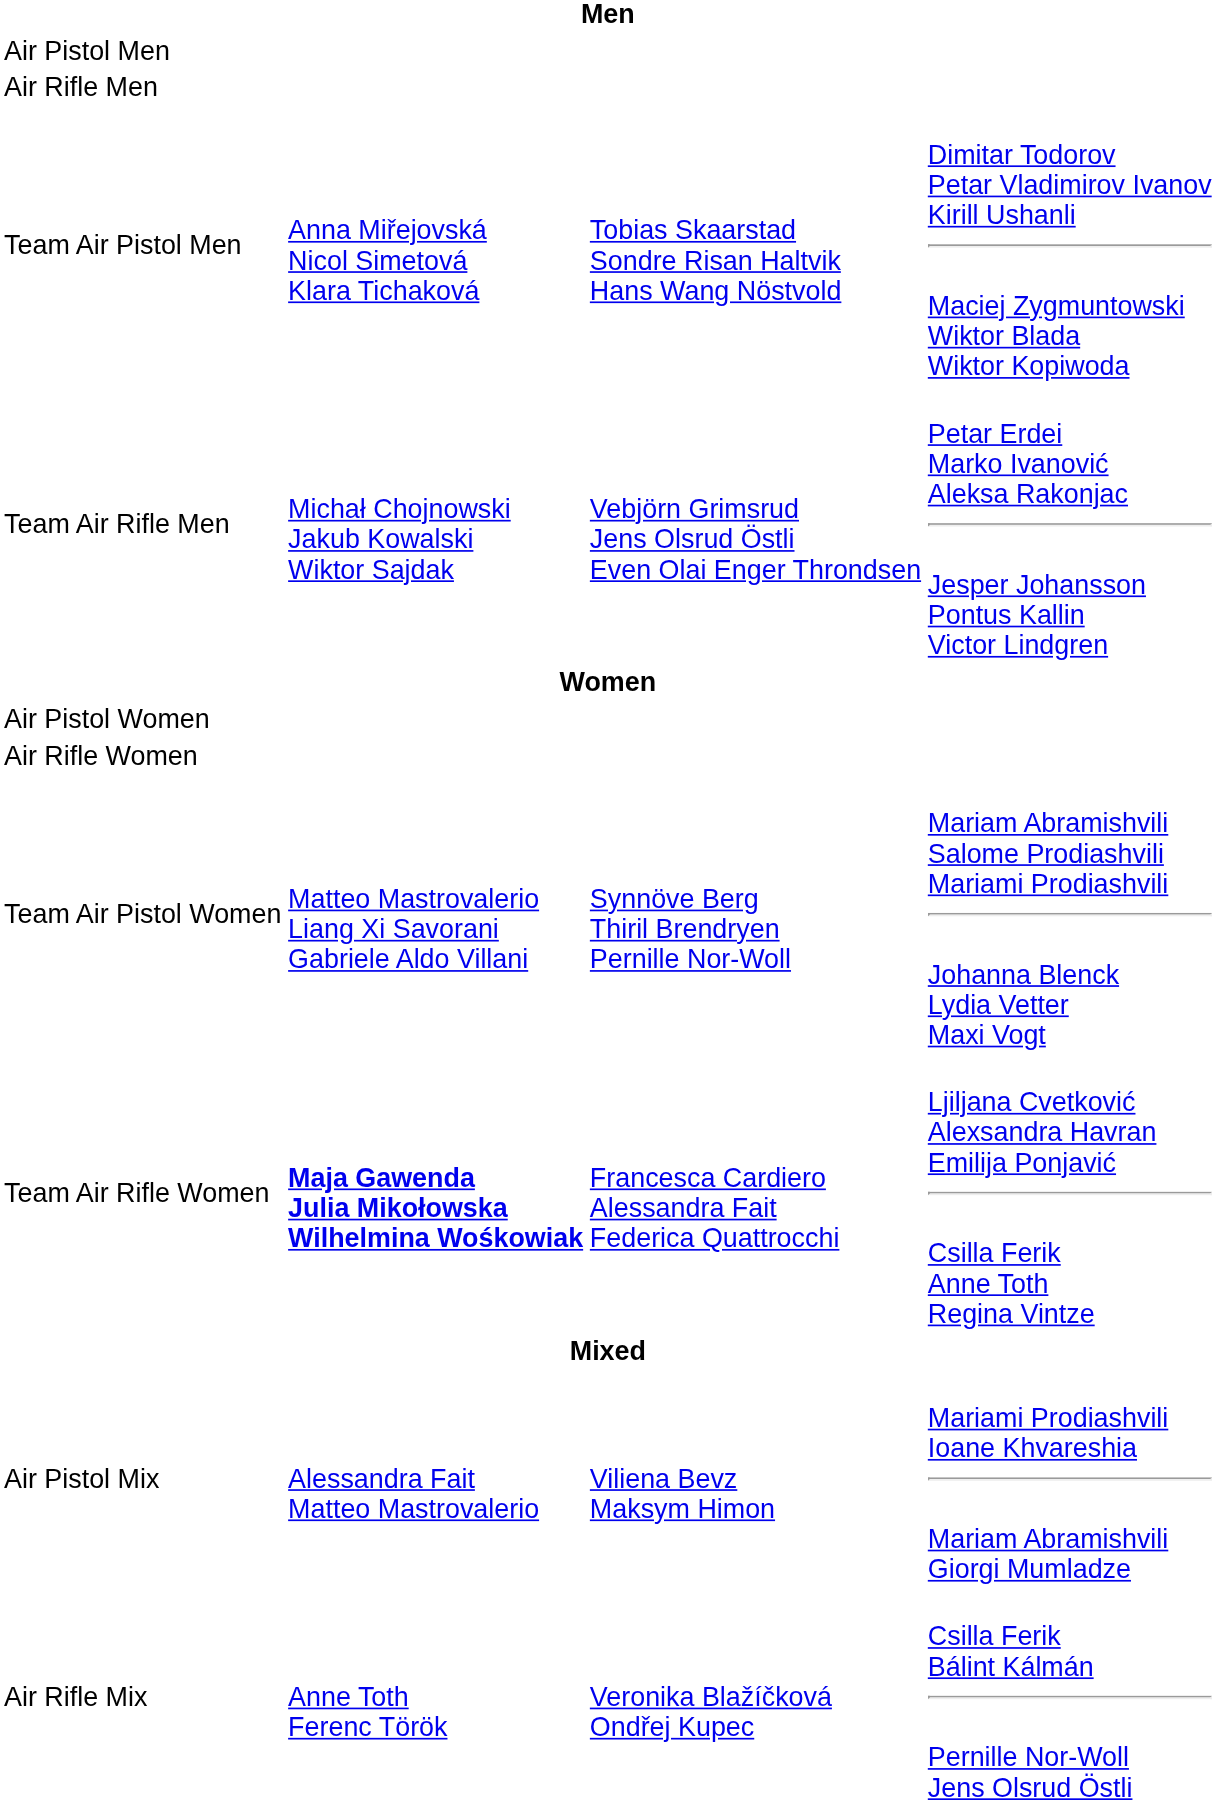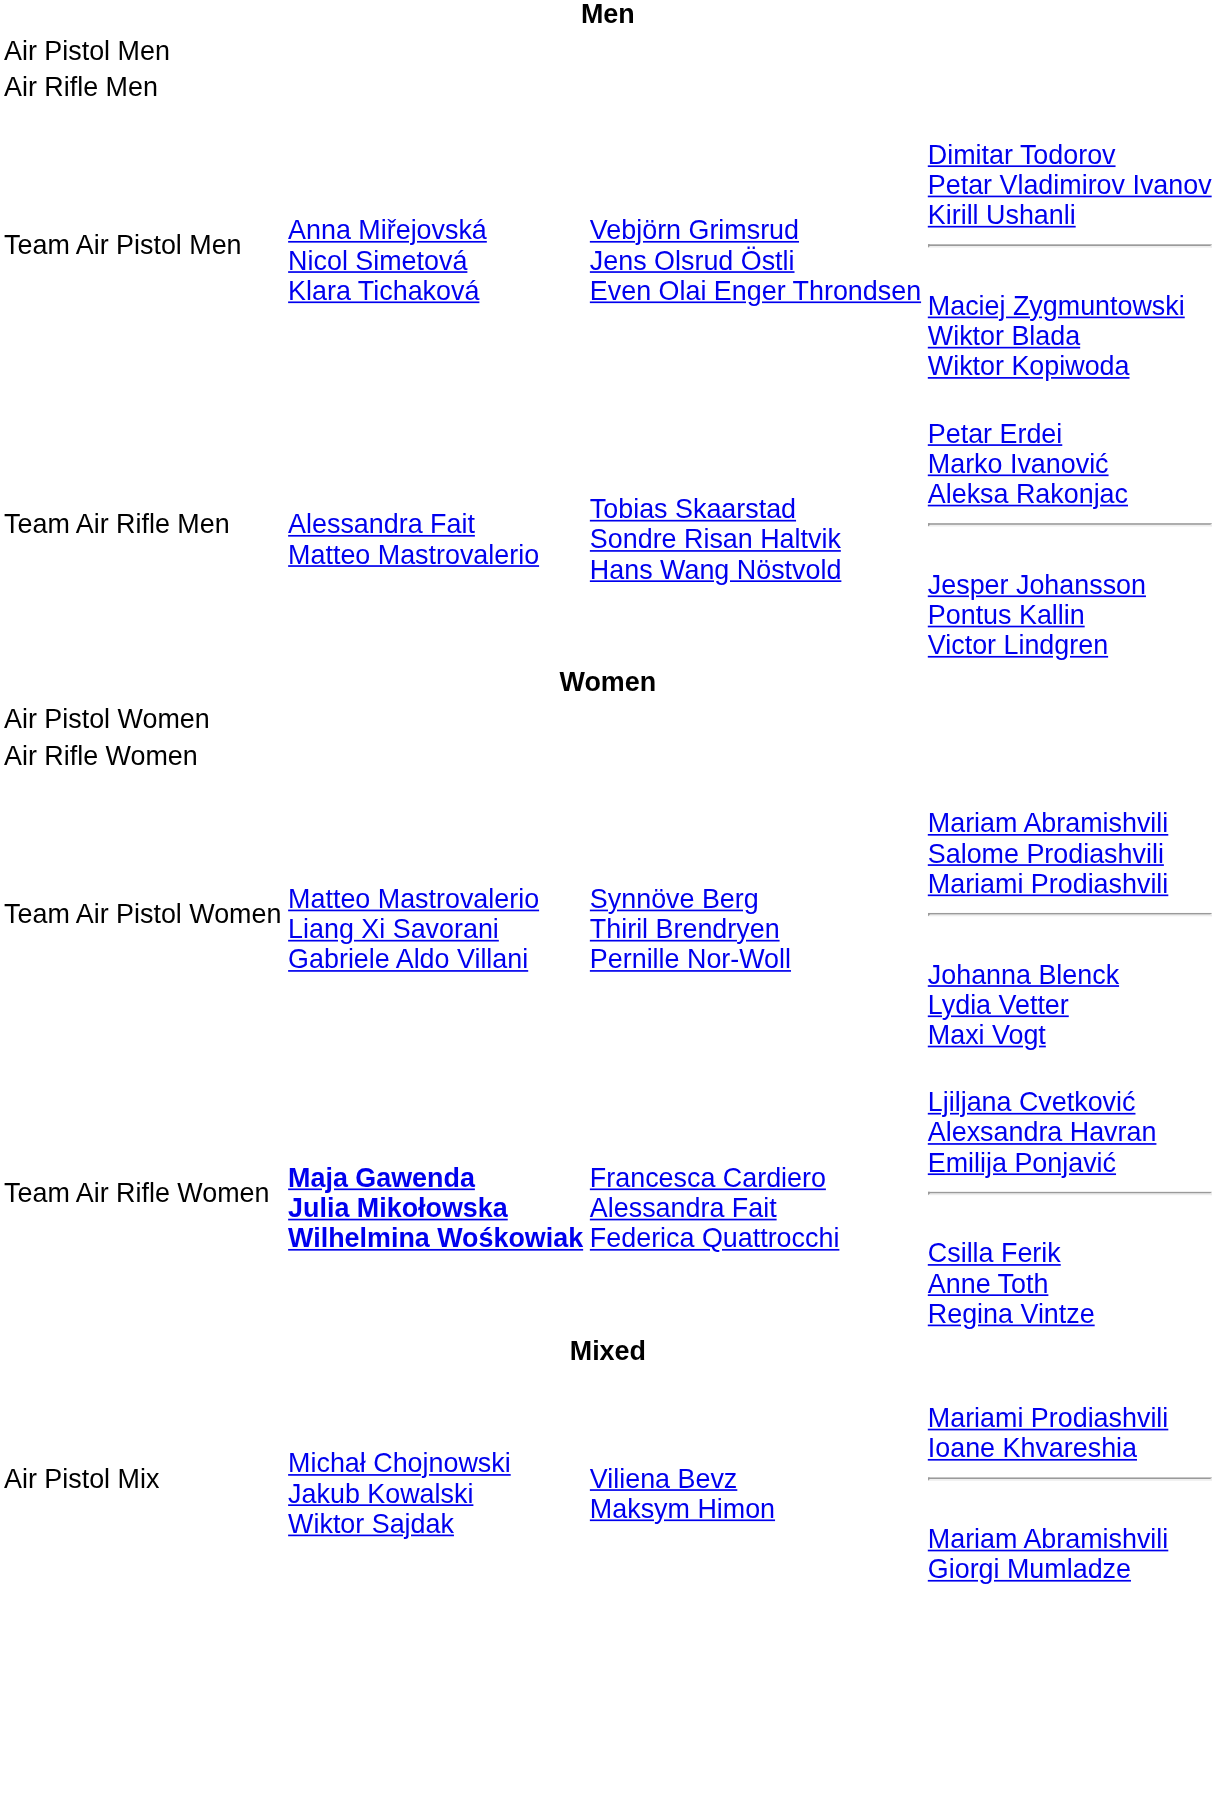(716, 260) Tobias Skaarstad Sondre Risan Haltvik Hans Wang Nöstvold -> (755, 260) Vebjörn Grimsrud Jens Olsrud Östli Even Olai Enger Throndsen
(399, 539) Michał Chojnowski Jakub Kowalski Wiktor Sajdak -> (414, 539) Alessandra Fait Matteo Mastrovalerio
(755, 539) Vebjörn Grimsrud Jens Olsrud Östli Even Olai Enger Throndsen -> (716, 539) Tobias Skaarstad Sondre Risan Haltvik Hans Wang Nöstvold
(414, 1493) Alessandra Fait Matteo Mastrovalerio -> (399, 1493) Michał Chojnowski Jakub Kowalski Wiktor Sajdak
- row: (76, 1697)
